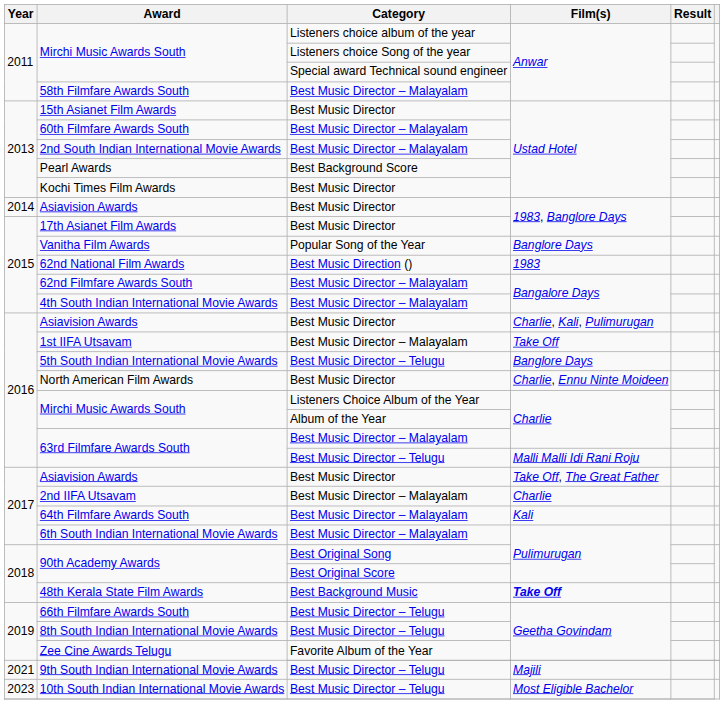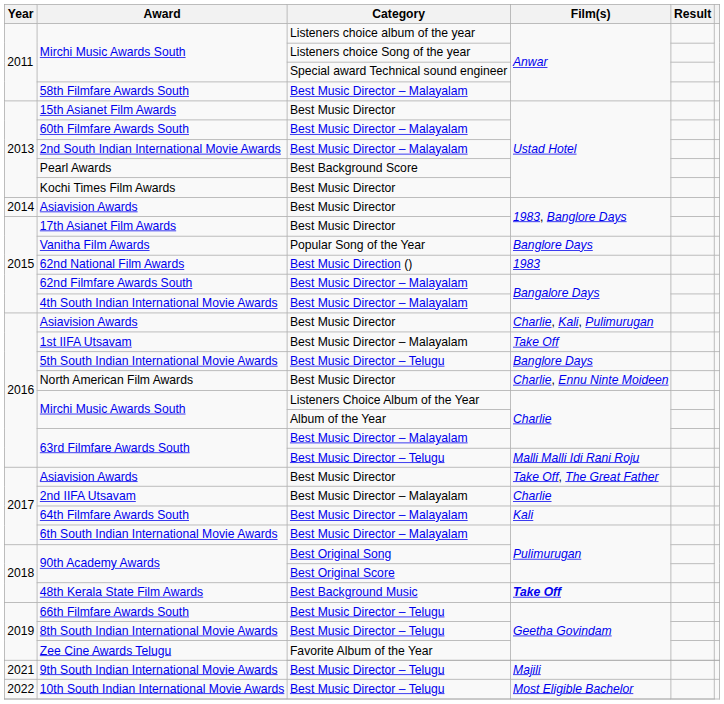(21, 689) 2023 -> (21, 689) 2022
